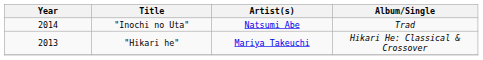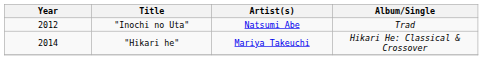(48, 25) 2014 -> (48, 25) 2012
(48, 43) 2013 -> (48, 43) 2014
